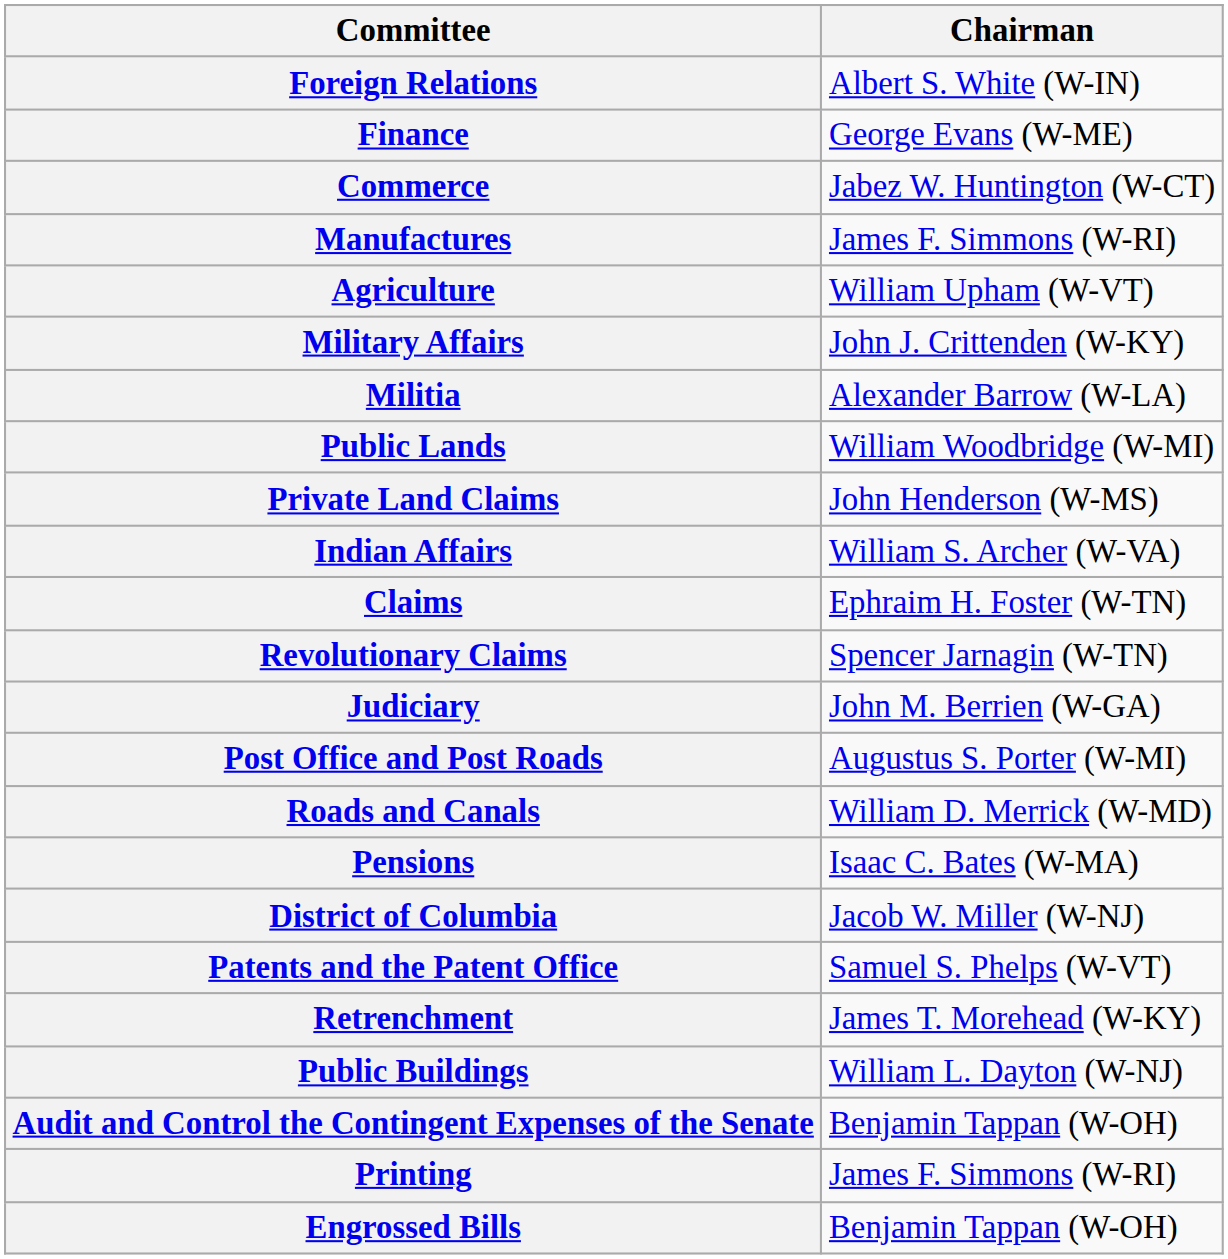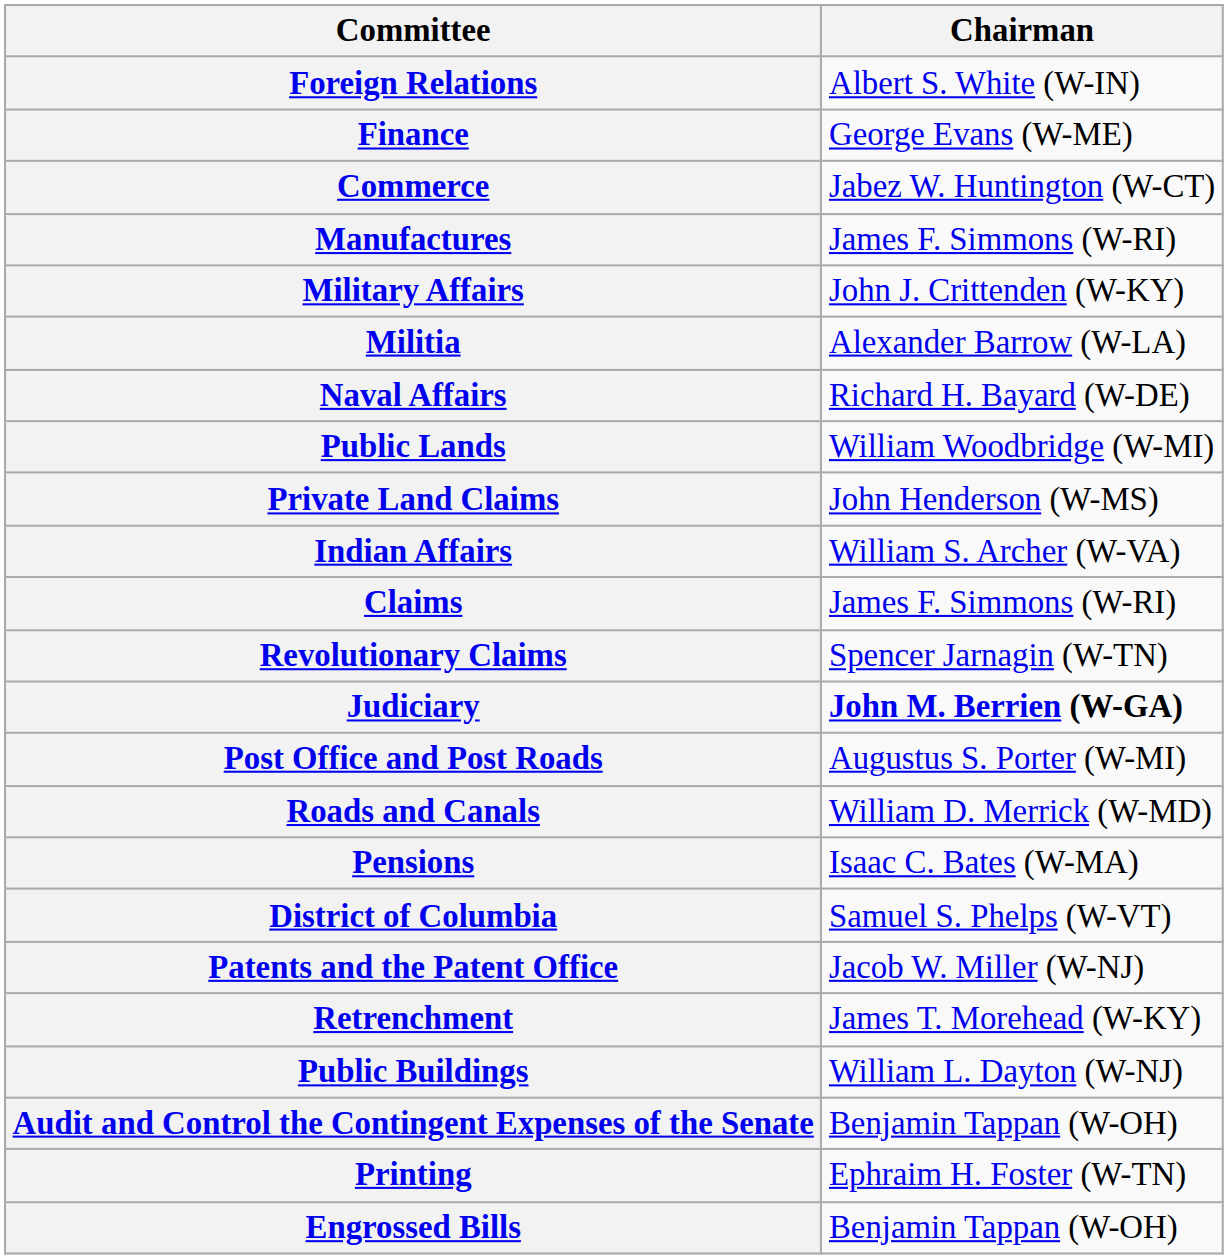- row: (413, 290)
+ row: (413, 394)
(1008, 602) Ephraim H. Foster (W-TN) -> (1003, 602) James F. Simmons (W-RI)
(995, 706) normal -> (1006, 706) bold
(987, 914) Jacob W. Miller (W-NJ) -> (1000, 914) Samuel S. Phelps (W-VT)
(1000, 966) Samuel S. Phelps (W-VT) -> (987, 966) Jacob W. Miller (W-NJ)
(1003, 1174) James F. Simmons (W-RI) -> (1008, 1174) Ephraim H. Foster (W-TN)
